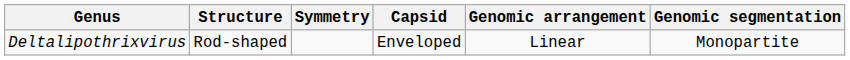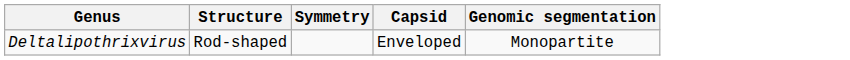- column: (558, 17)
